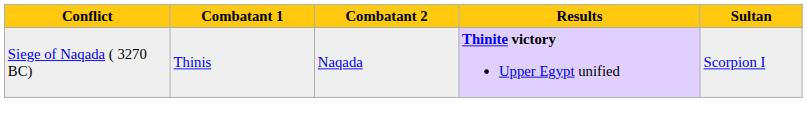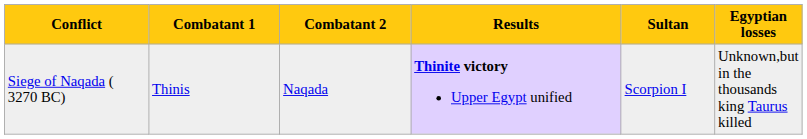+ column: (758, 24)
